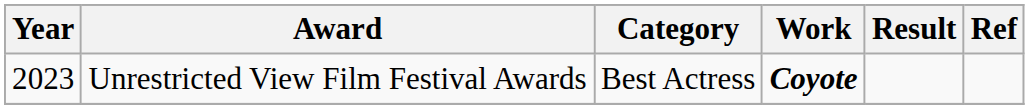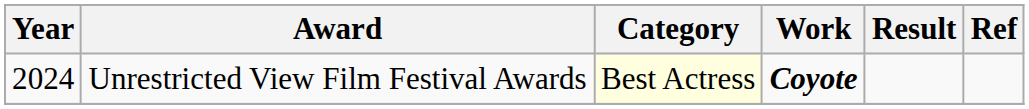(43, 78) 2023 -> (43, 78) 2024
(678, 78) no background -> (678, 78) lightyellow background
